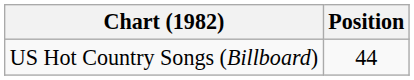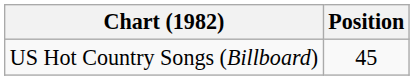(366, 57) 44 -> (366, 57) 45
